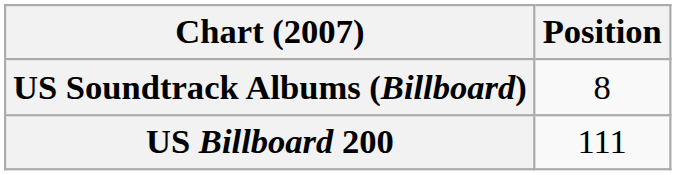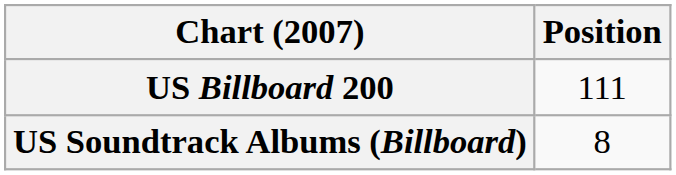rows swapped: (270, 141) <-> (270, 86)
